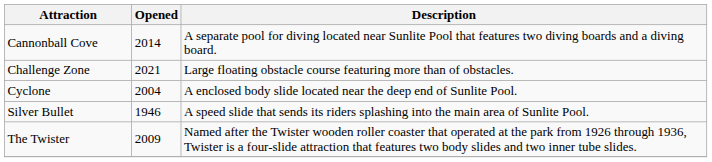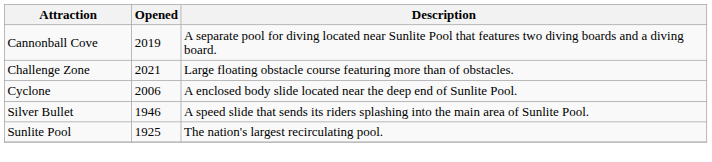(148, 42) 2014 -> (148, 42) 2019
(148, 91) 2004 -> (148, 91) 2006
+ row: (39, 132)
- row: (38, 139)
